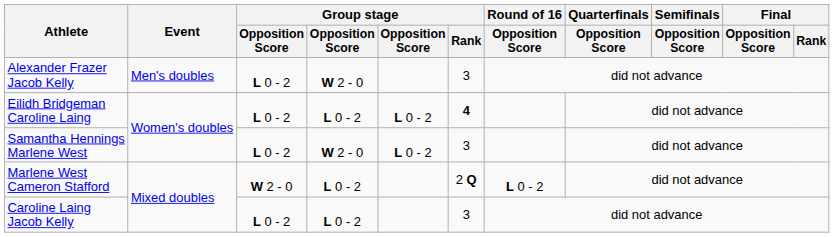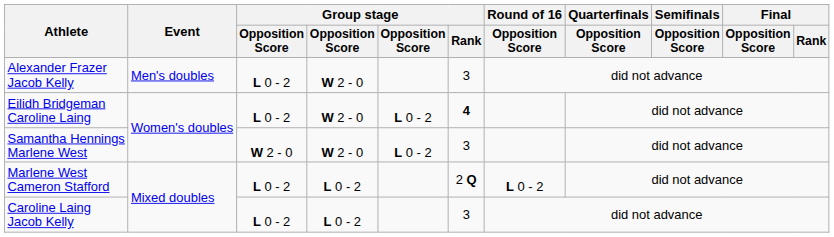(342, 118) L 0 - 2 -> (342, 118) W 2 - 0
(272, 153) L 0 - 2 -> (272, 153) W 2 - 0
(272, 187) W 2 - 0 -> (272, 187) L 0 - 2
